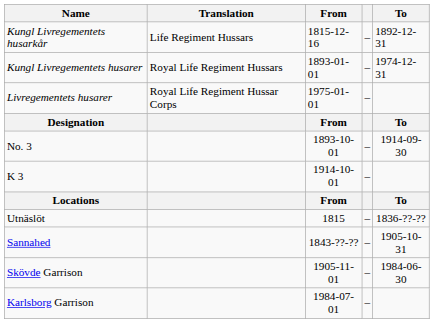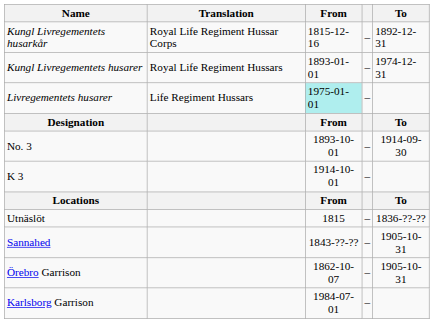(201, 37) Life Regiment Hussars -> (214, 37) Royal Life Regiment Hussar Corps
(214, 98) Royal Life Regiment Hussar Corps -> (201, 98) Life Regiment Hussars
(328, 98) no background -> (328, 98) paleturquoise background
+ row: (44, 272)
- row: (45, 272)
